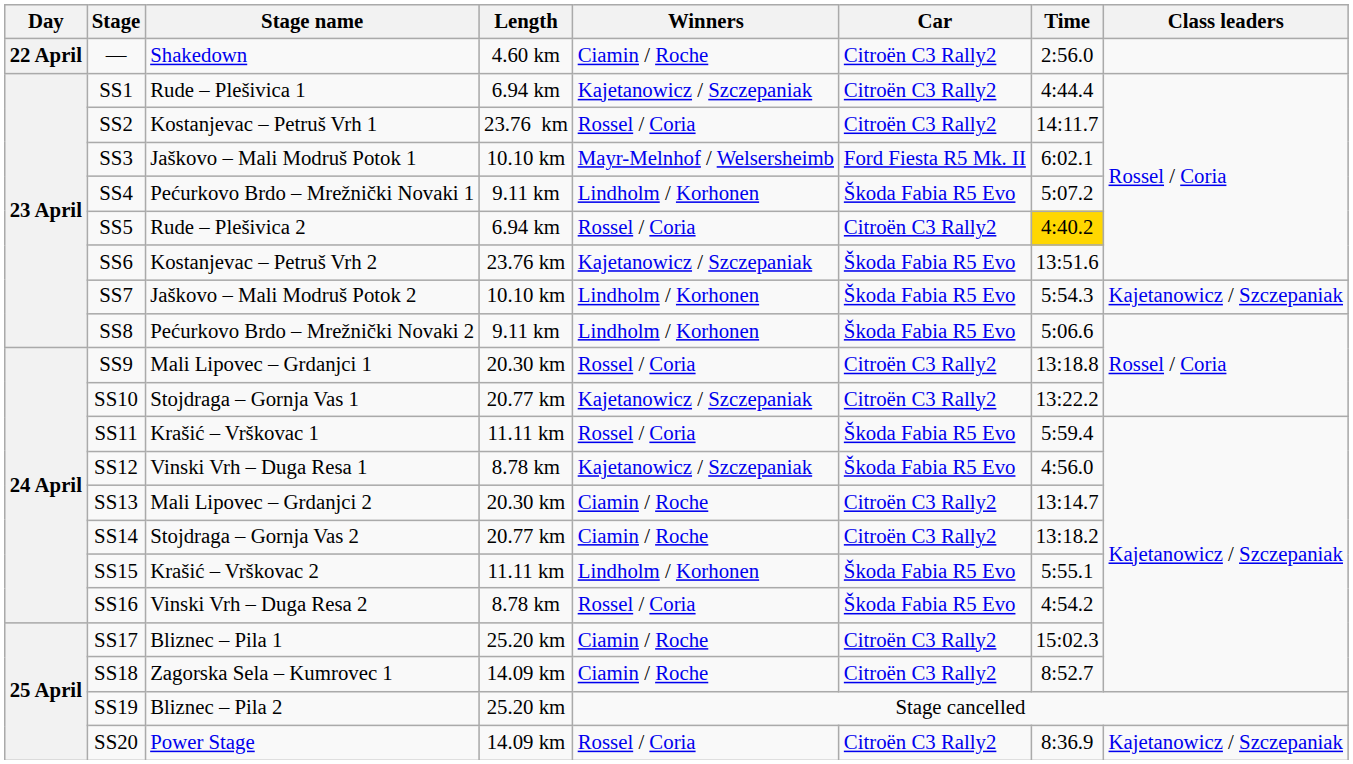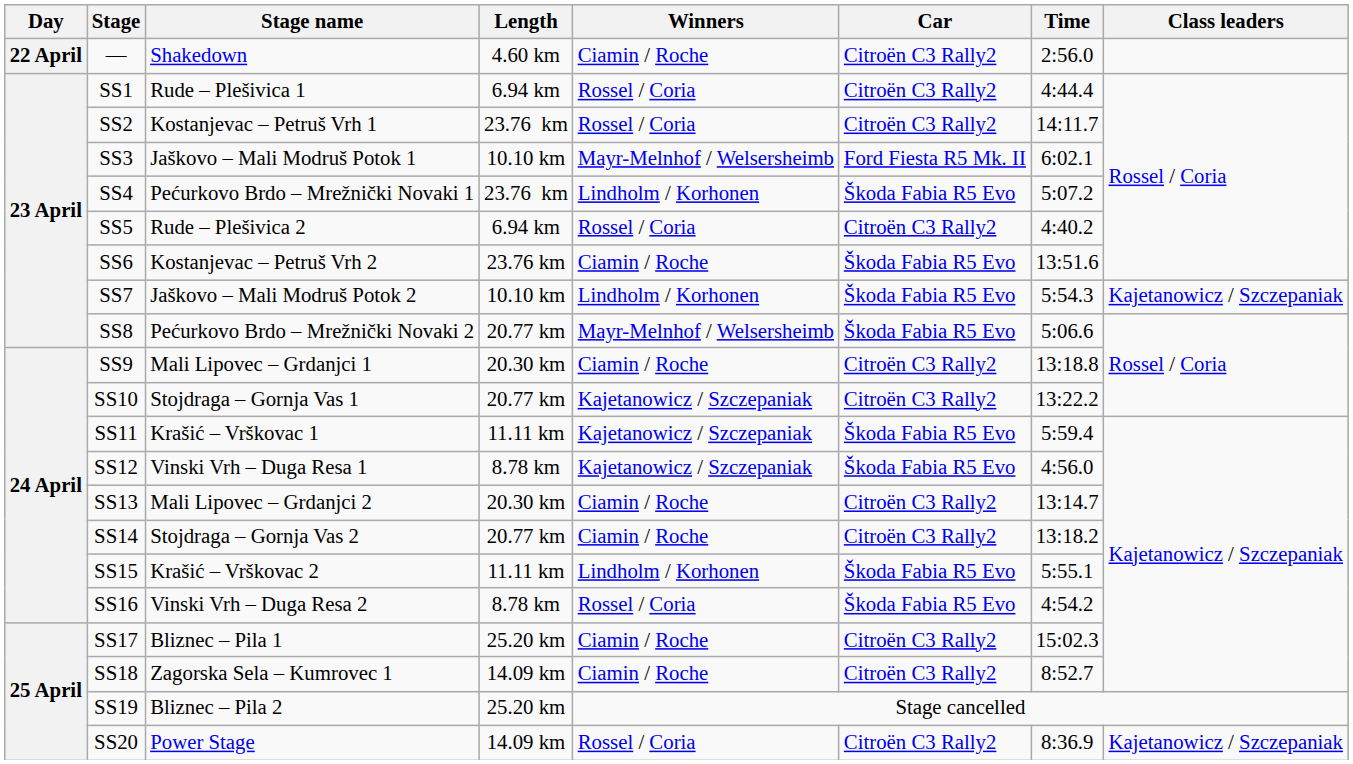(695, 89) Kajetanowicz / Szczepaniak -> (637, 89) Rossel / Coria
(526, 192) 9.11 km -> (526, 192) 23.76 km
(1067, 227) gold background -> (1067, 227) no background
(695, 261) Kajetanowicz / Szczepaniak -> (643, 261) Ciamin / Roche
(526, 330) 9.11 km -> (526, 330) 20.77 km
(668, 330) Lindholm / Korhonen -> (706, 330) Mayr-Melnhof / Welsersheimb
(637, 364) Rossel / Coria -> (643, 364) Ciamin / Roche
(637, 433) Rossel / Coria -> (695, 433) Kajetanowicz / Szczepaniak
